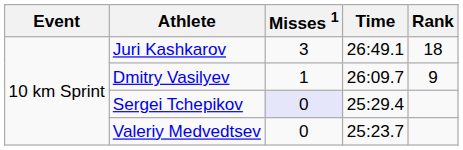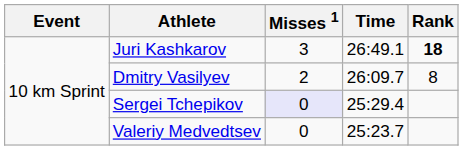(433, 50) normal -> (433, 50) bold
(304, 77) 1 -> (304, 77) 2
(433, 77) 9 -> (433, 77) 8
